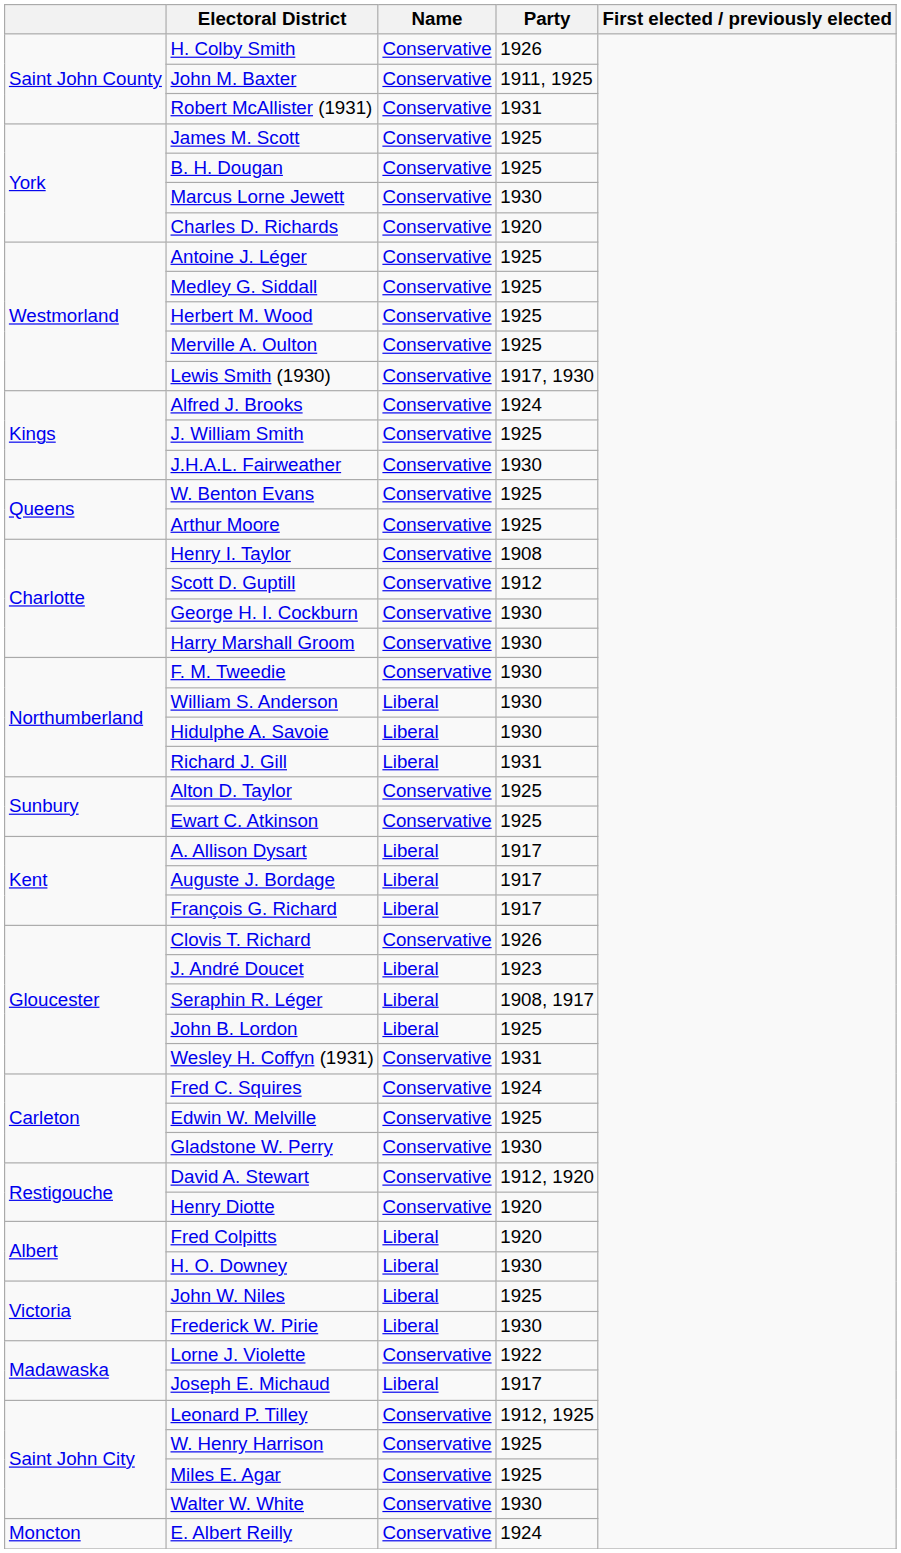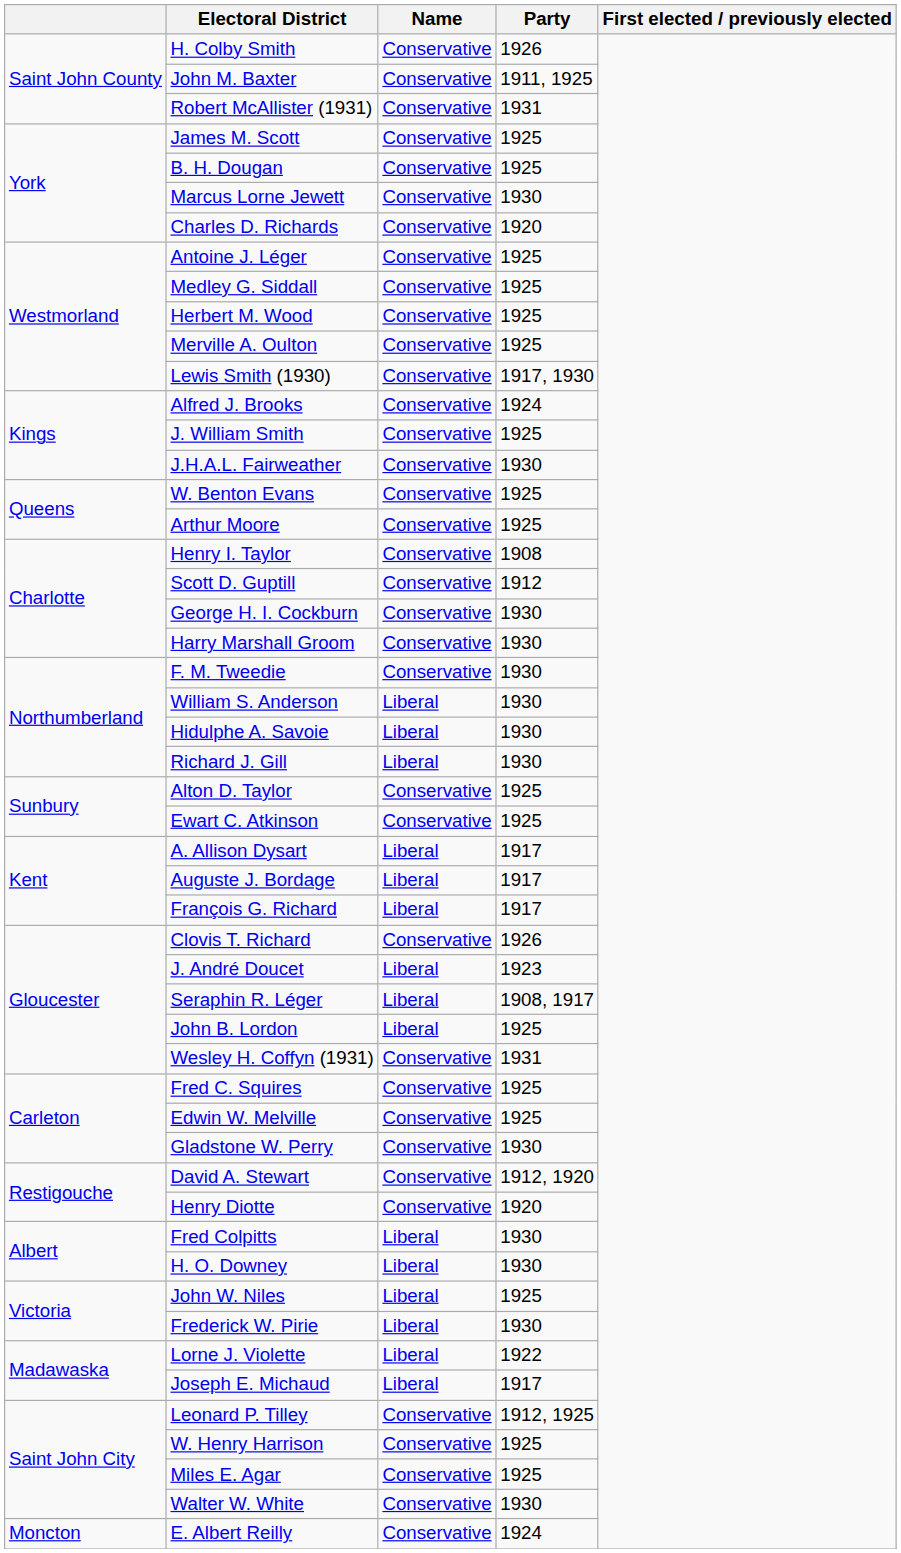(521, 761) 1931 -> (521, 761) 1930
(521, 1088) 1924 -> (521, 1088) 1925
(521, 1236) 1920 -> (521, 1236) 1930
(437, 1355) Conservative -> (410, 1355) Liberal
